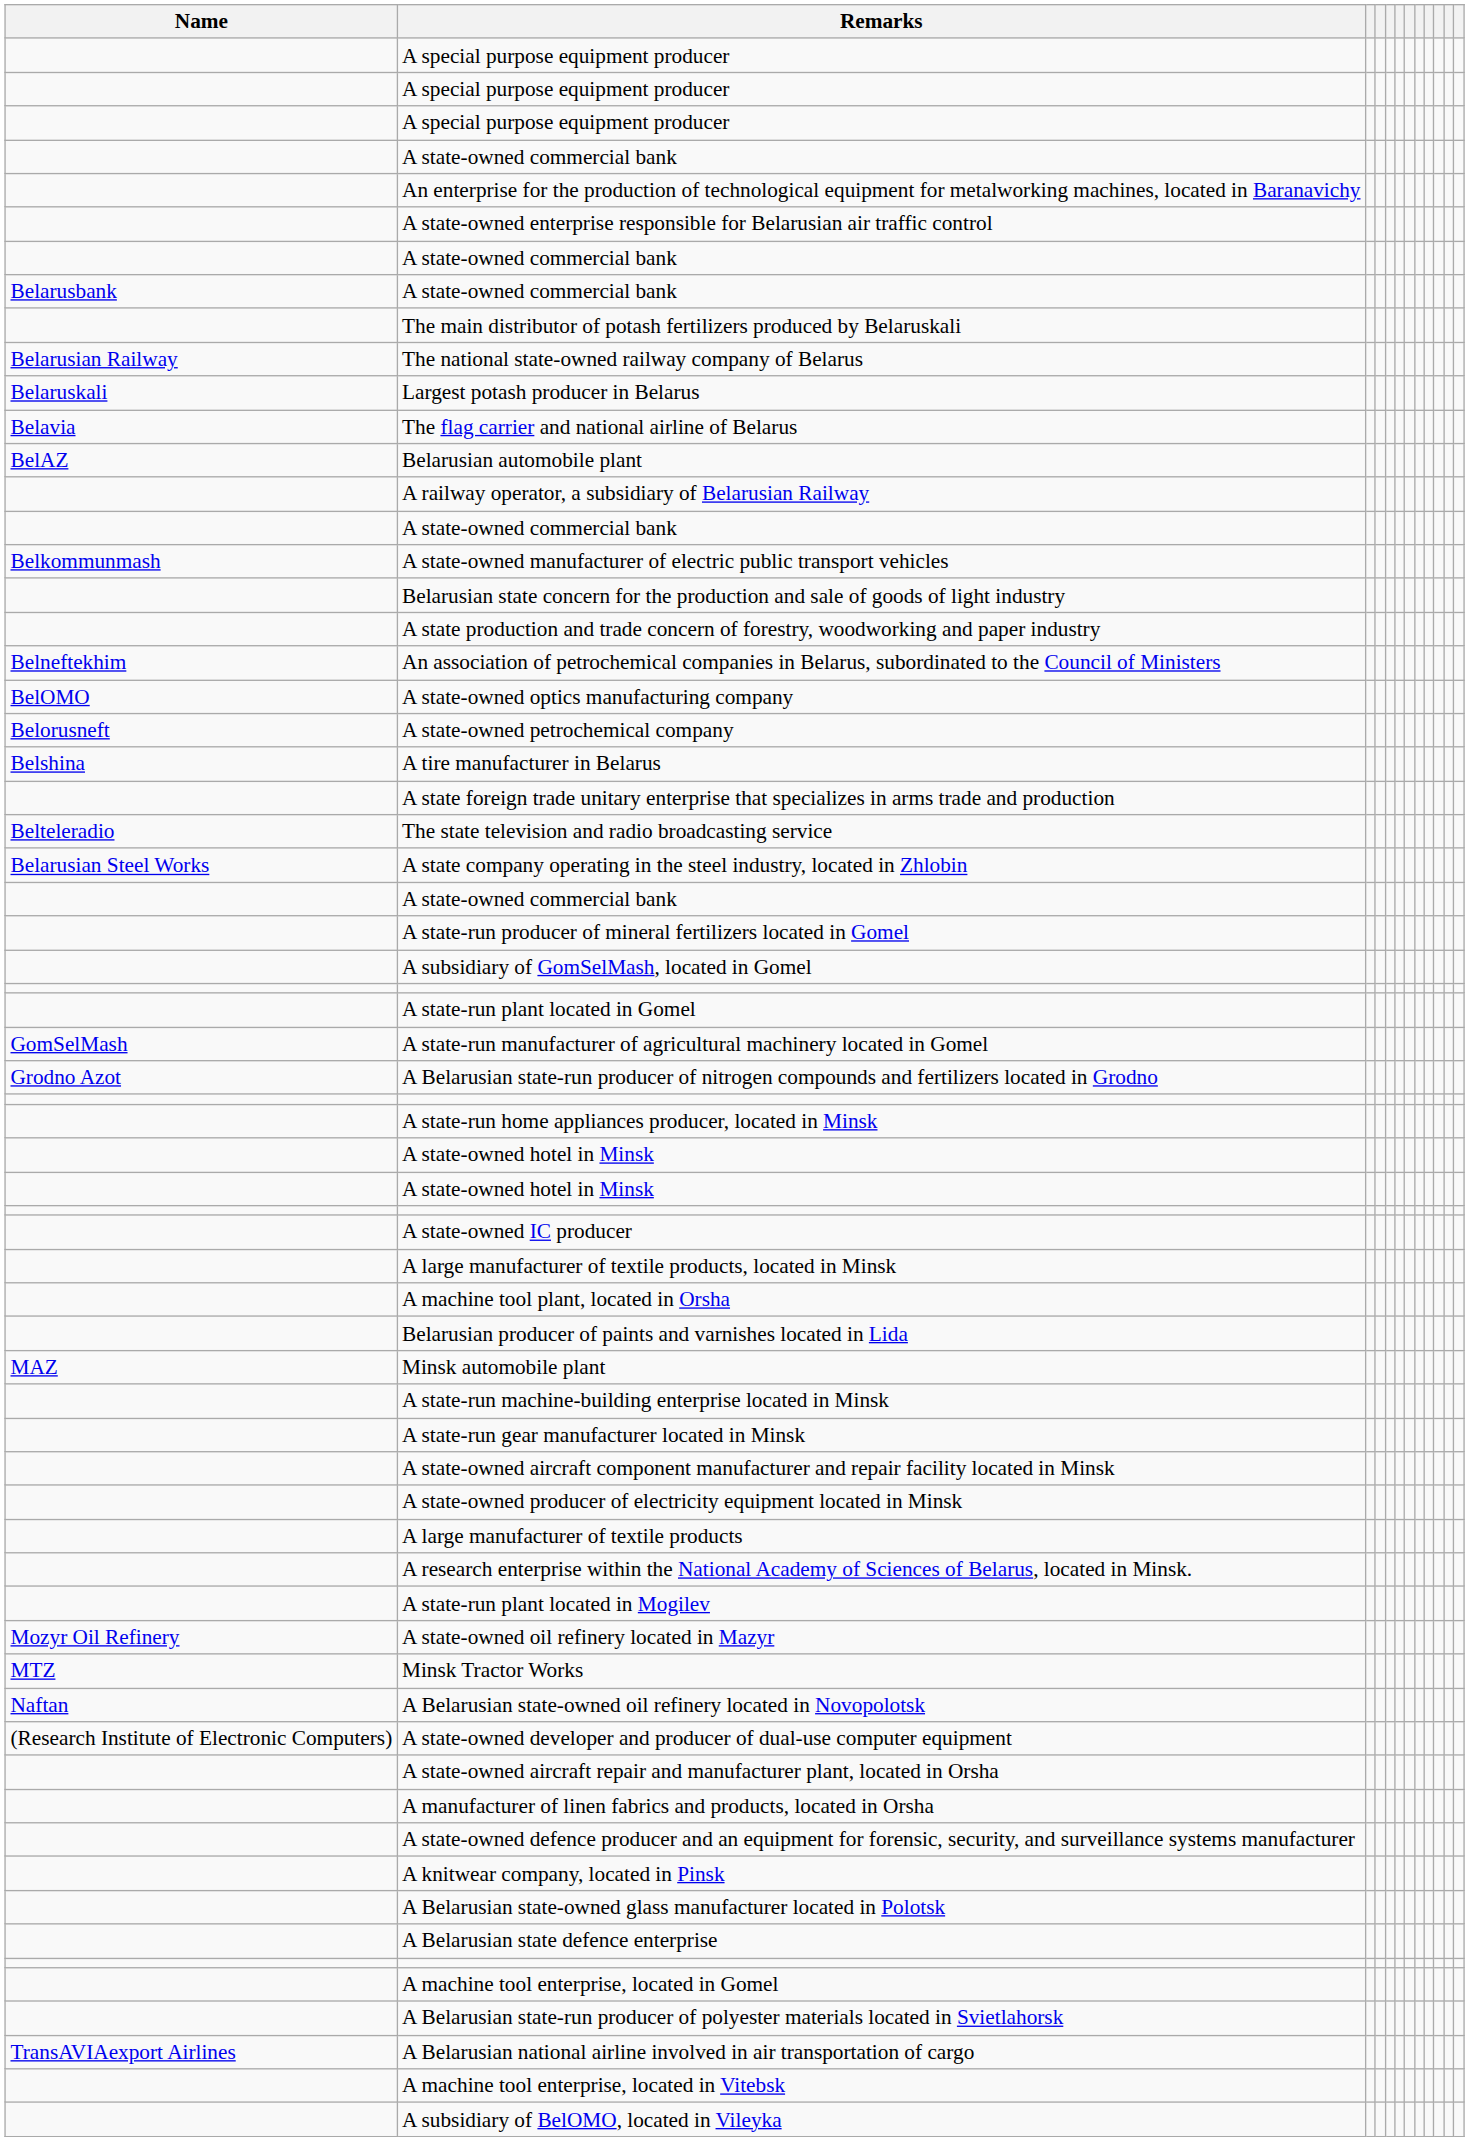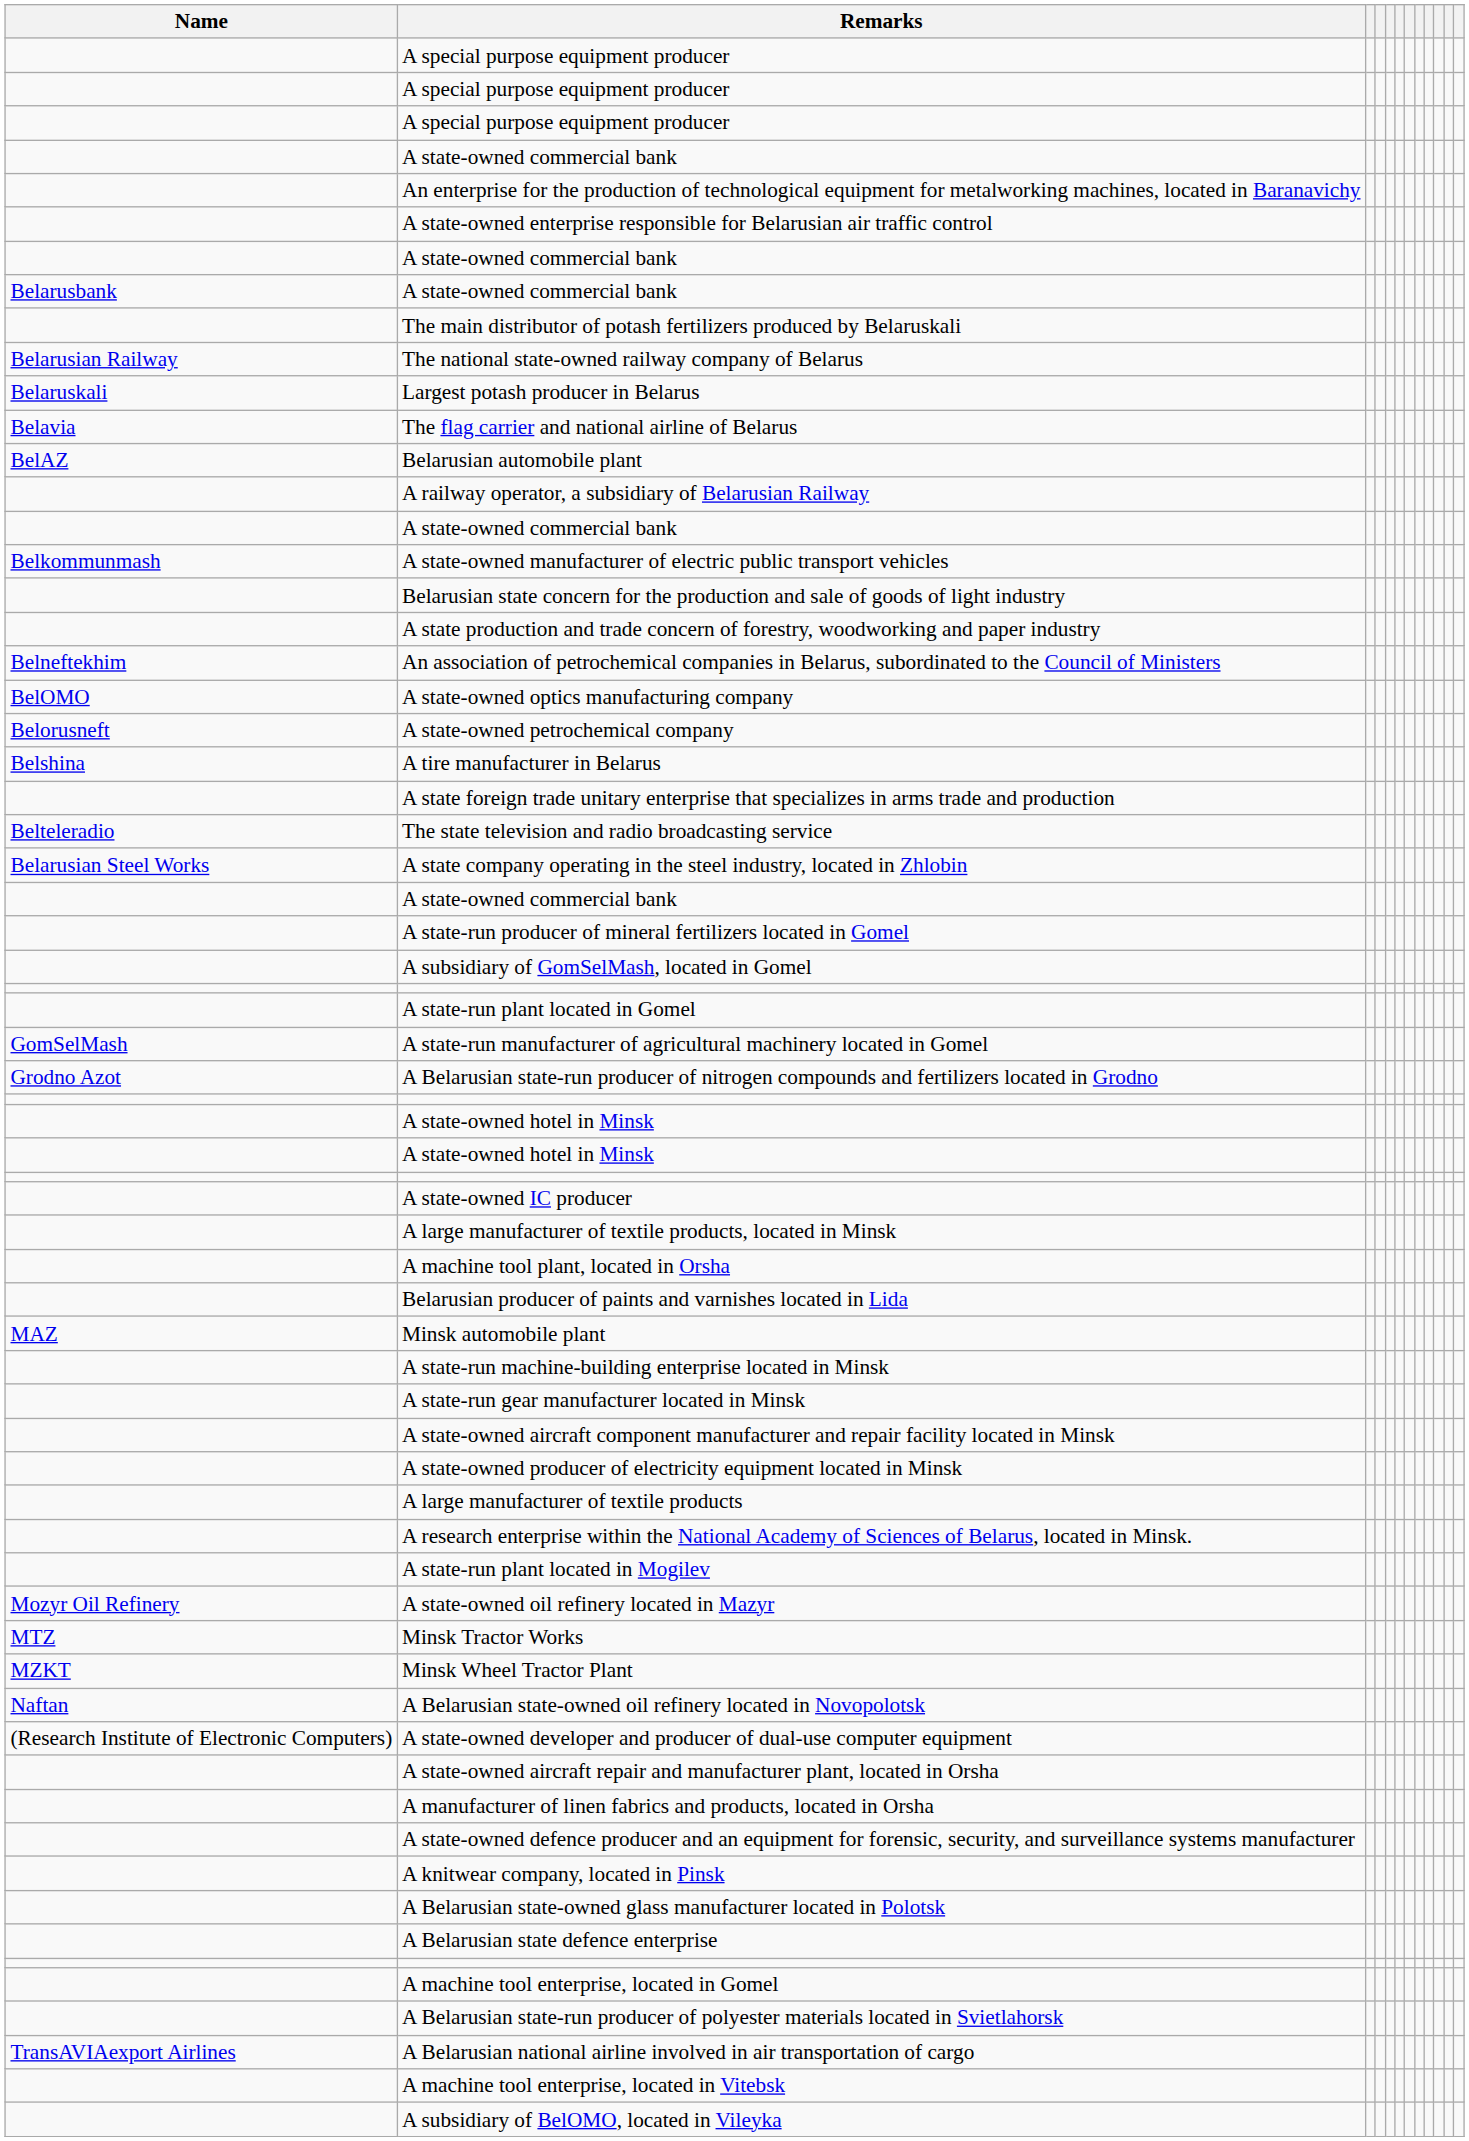- row: (201, 1121)
+ row: (41, 1670)
